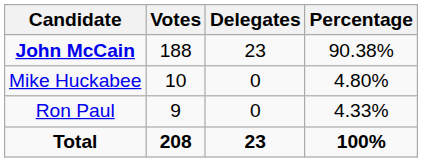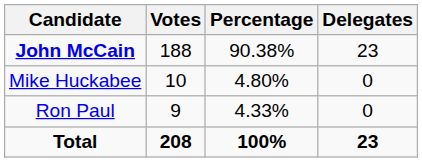columns swapped: (361, 19) <-> (255, 19)
